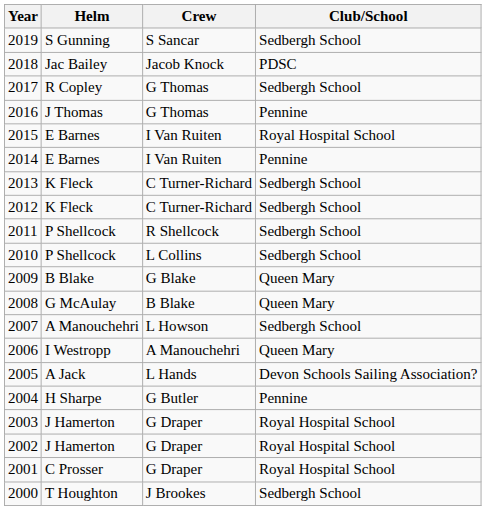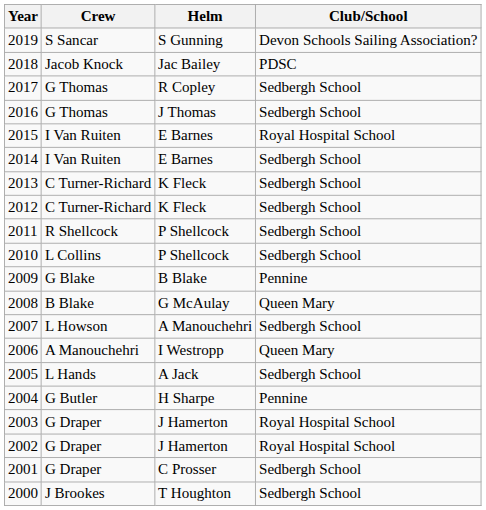columns swapped: (92, 16) <-> (199, 16)
(310, 40) Sedbergh School -> (368, 40) Devon Schools Sailing Association?
(283, 111) Pennine -> (310, 111) Sedbergh School
(283, 159) Pennine -> (310, 159) Sedbergh School
(297, 278) Queen Mary -> (283, 278) Pennine
(368, 374) Devon Schools Sailing Association? -> (310, 374) Sedbergh School
(327, 469) Royal Hospital School -> (310, 469) Sedbergh School
